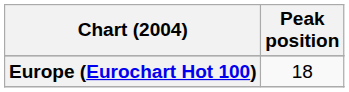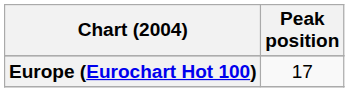(302, 71) 18 -> (302, 71) 17
